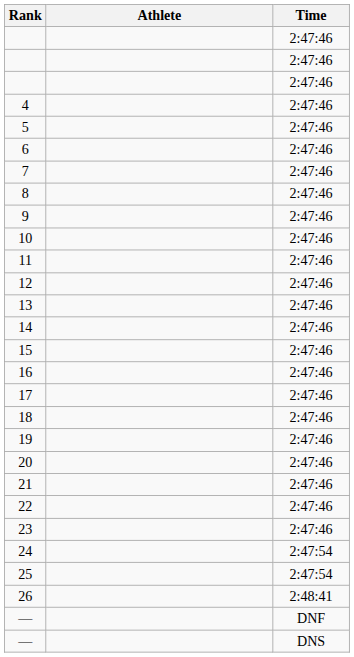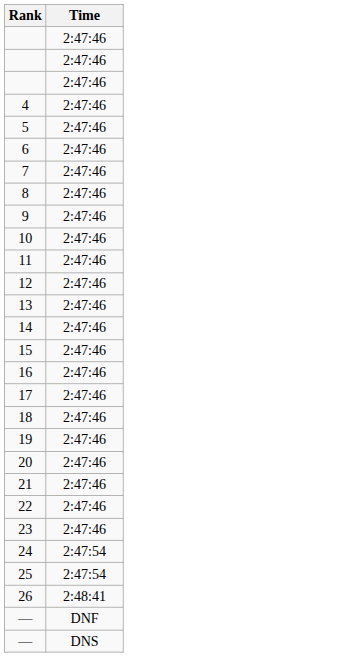- column: (159, 15)
